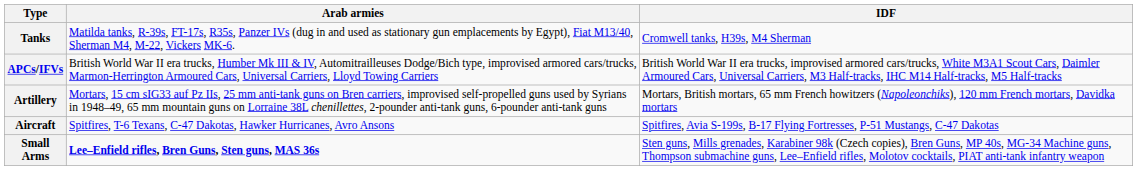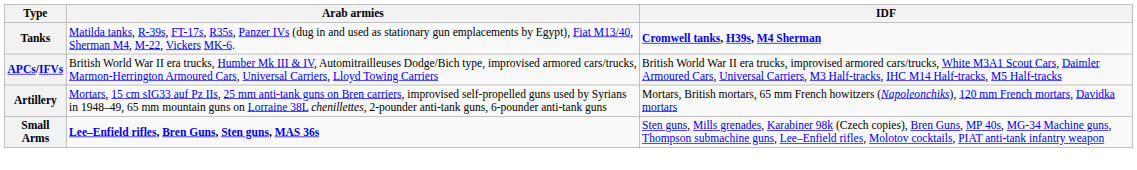(727, 38) normal -> (732, 38) bold
- row: (35, 125)
